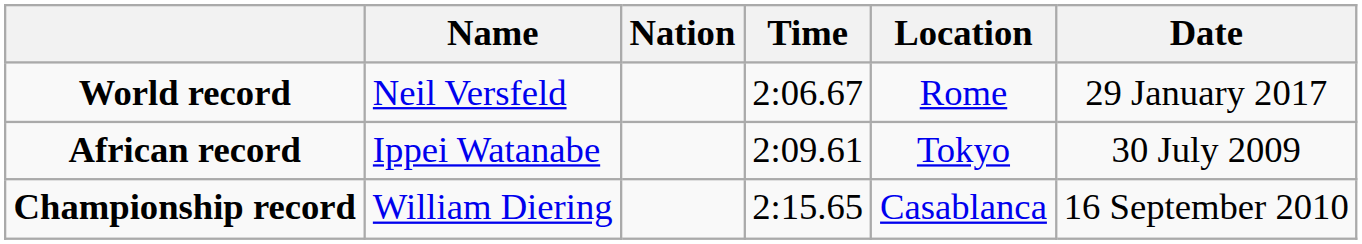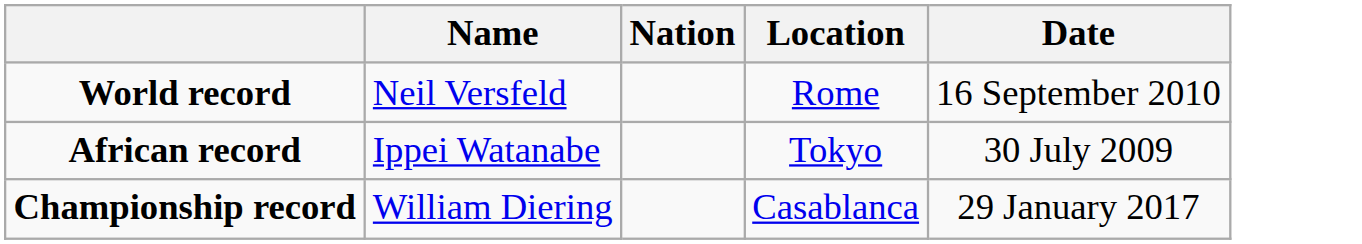- column: (808, 33)
(1206, 91) 29 January 2017 -> (1078, 91) 16 September 2010
(1206, 207) 16 September 2010 -> (1078, 207) 29 January 2017
